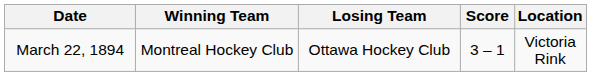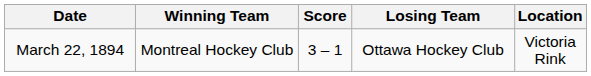columns swapped: (487, 16) <-> (379, 16)
